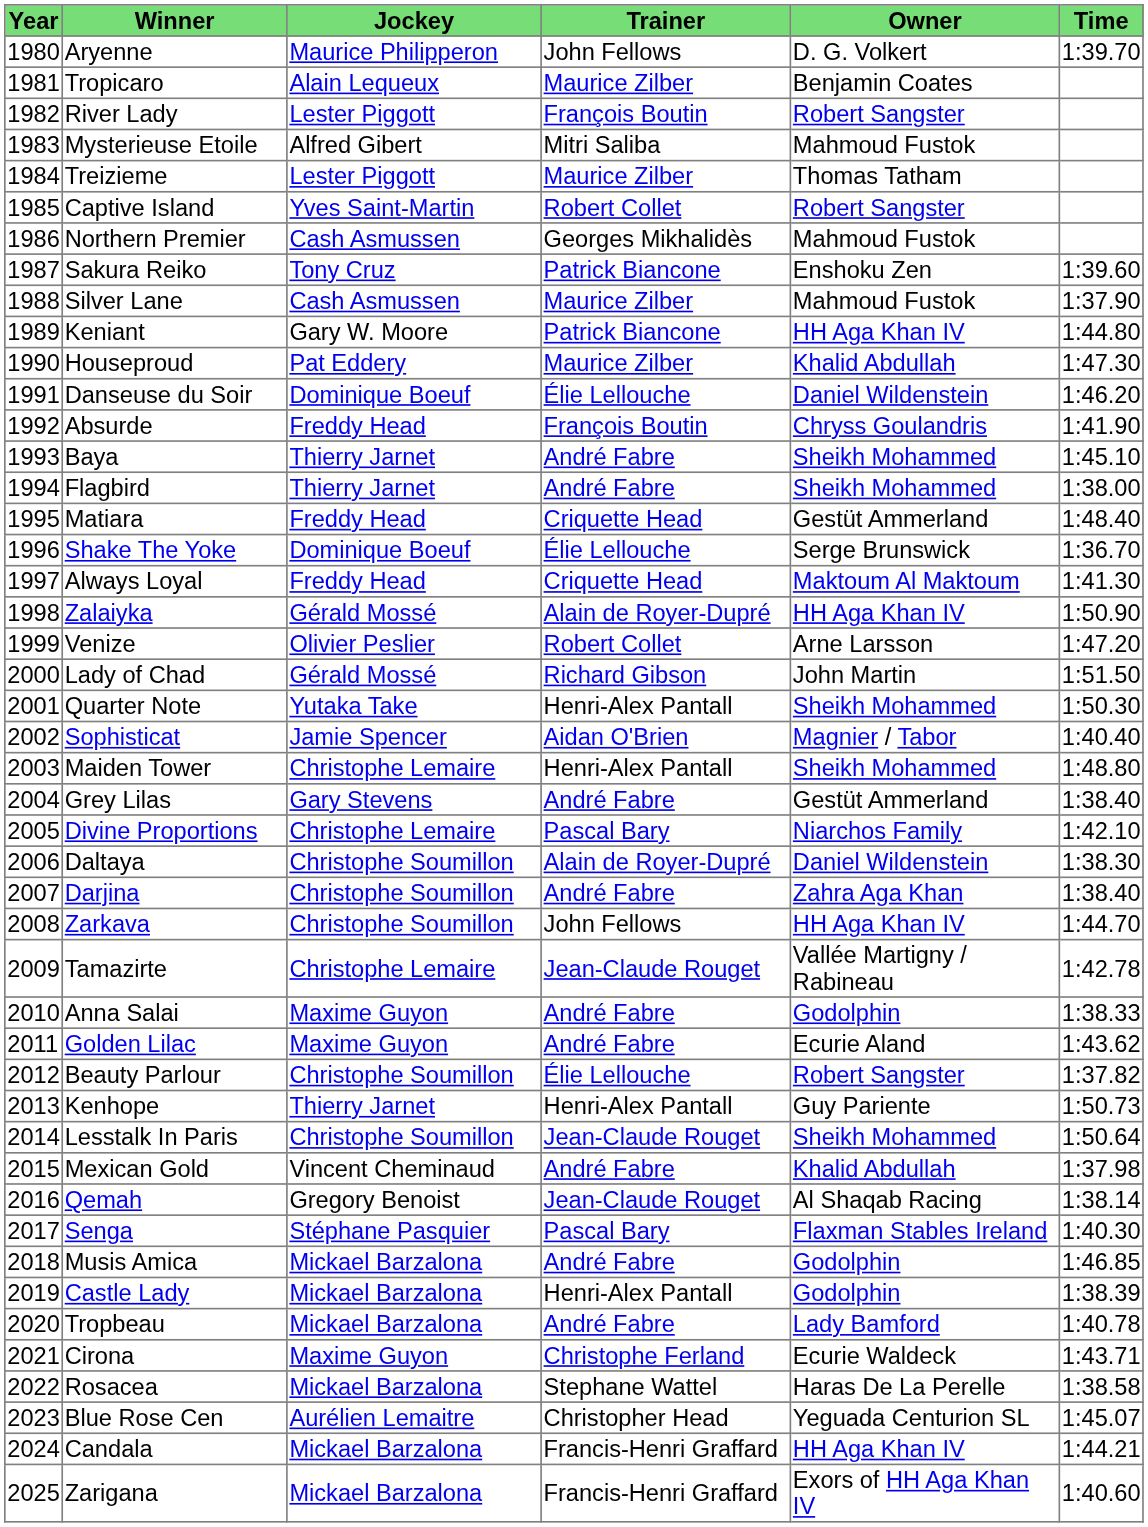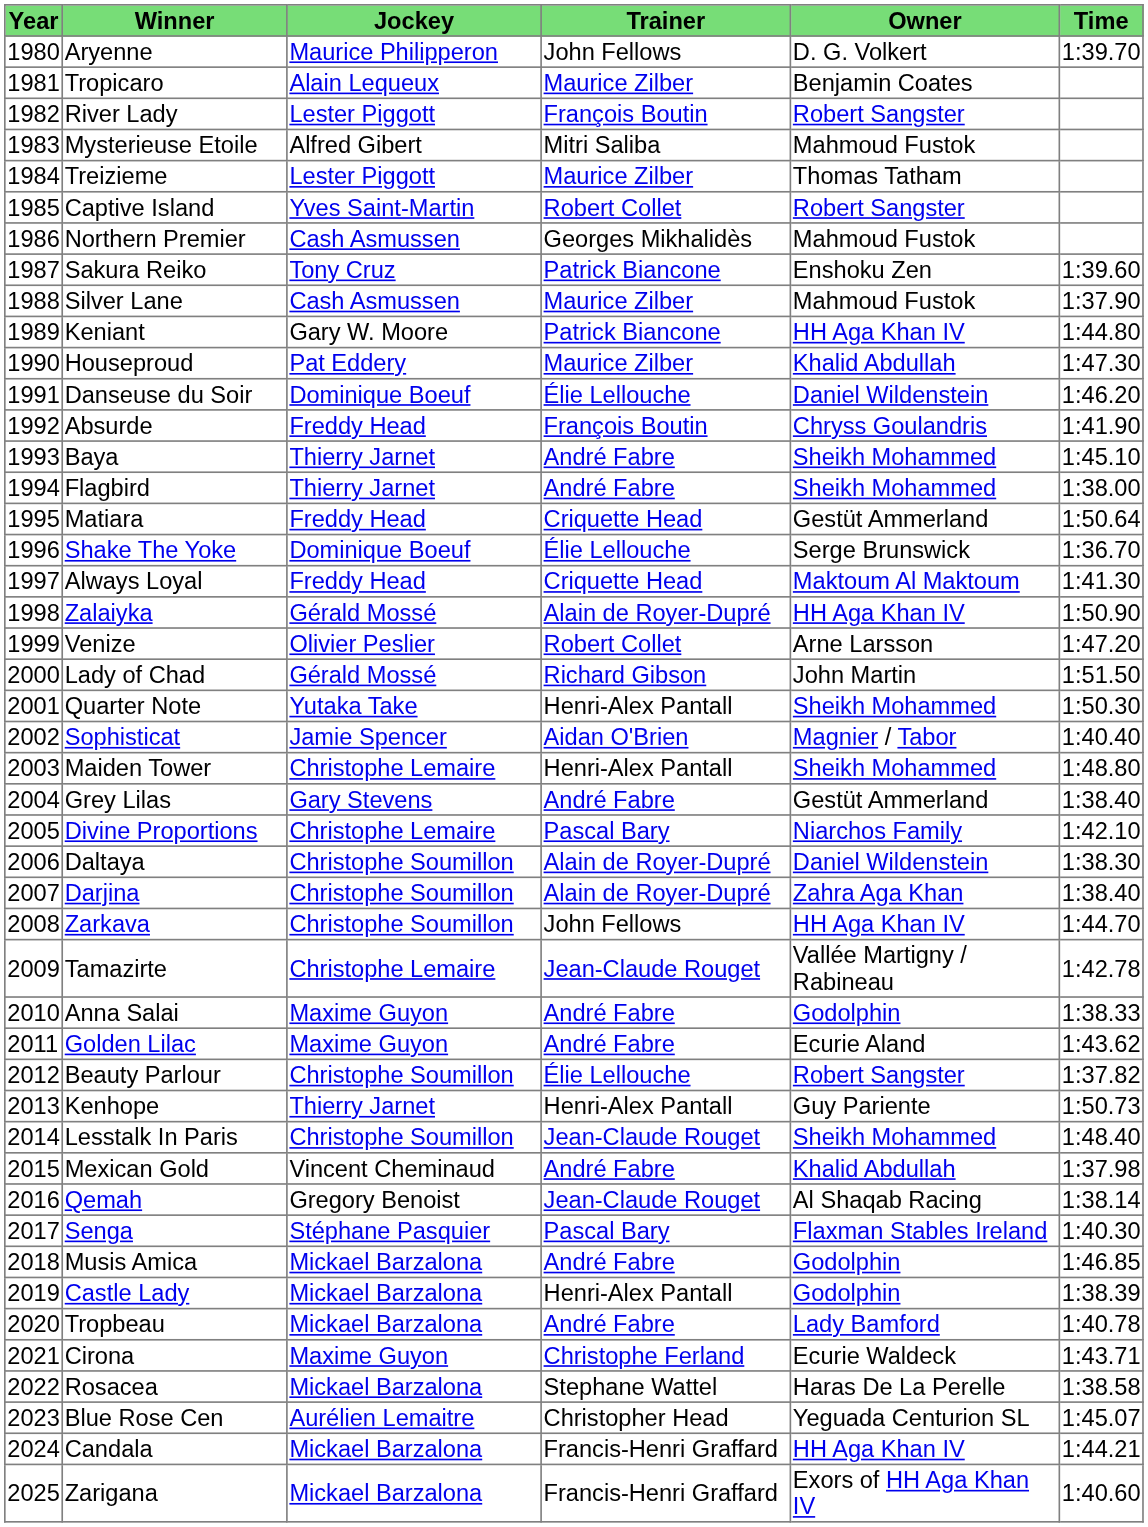(1101, 519) 1:48.40 -> (1101, 519) 1:50.64
(609, 893) André Fabre -> (657, 893) Alain de Royer-Dupré
(1101, 1137) 1:50.64 -> (1101, 1137) 1:48.40
